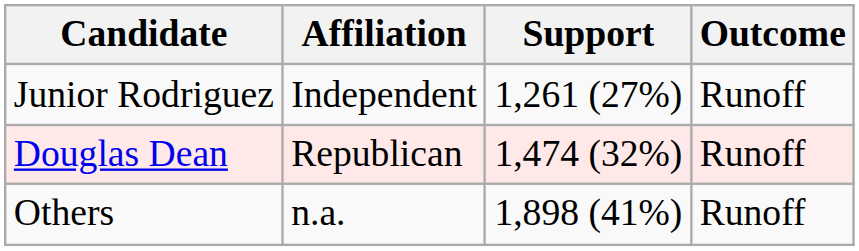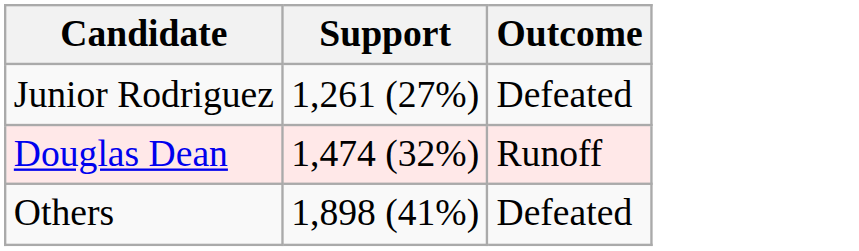- column: (384, 34)
(753, 93) Runoff -> (564, 93) Defeated
(753, 213) Runoff -> (564, 213) Defeated
